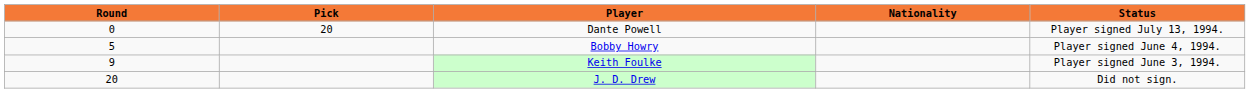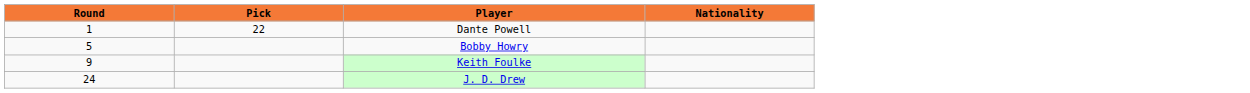- column: (1137, 13)
(112, 30) 0 -> (89, 30) 1
(326, 30) 20 -> (259, 30) 22
(112, 80) 20 -> (89, 80) 24
